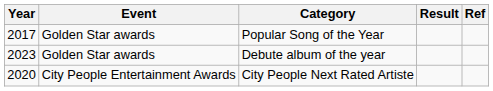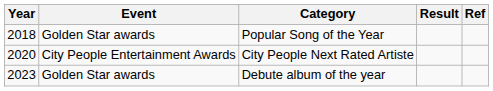(22, 34) 2017 -> (22, 34) 2018
rows swapped: (328, 75) <-> (313, 55)
